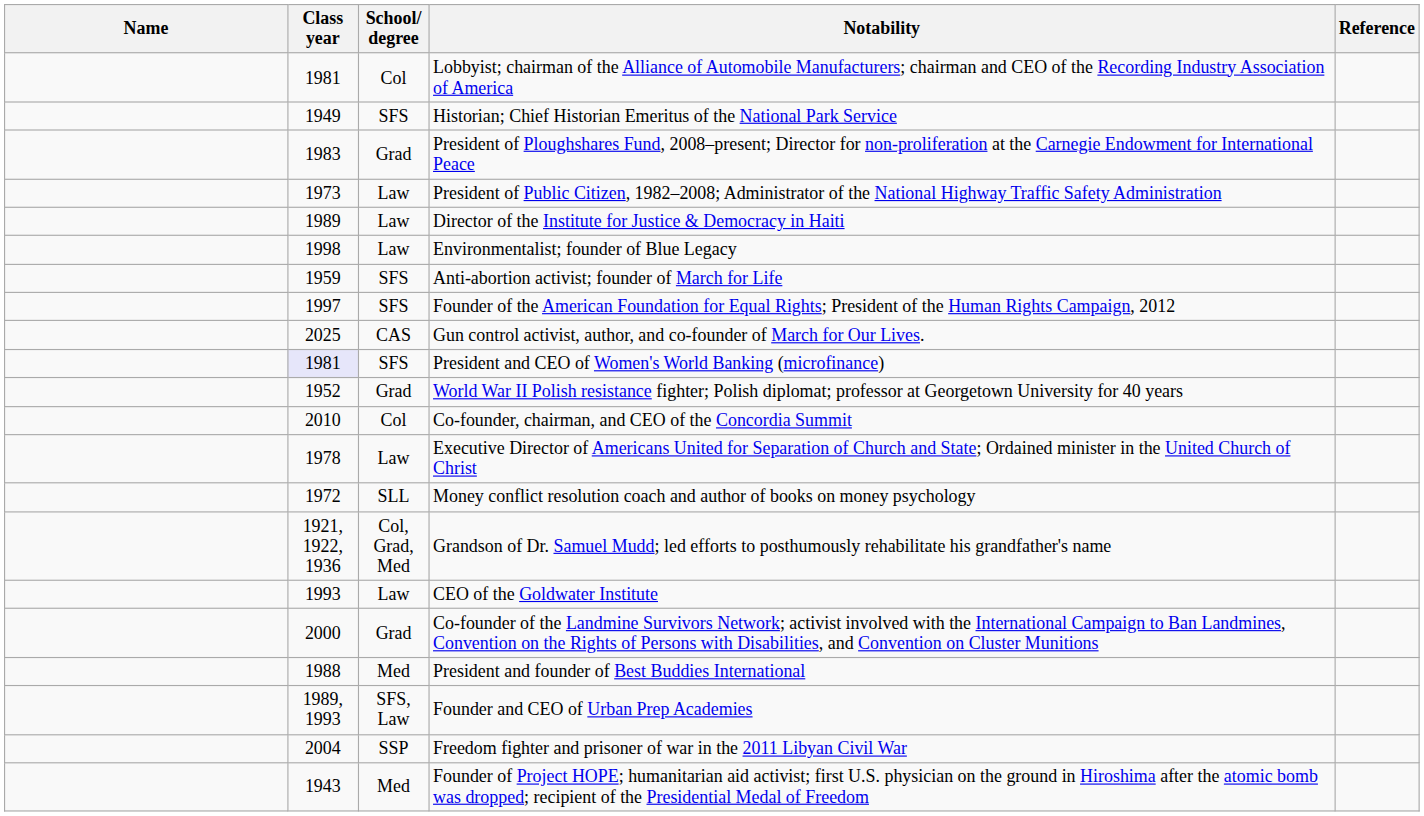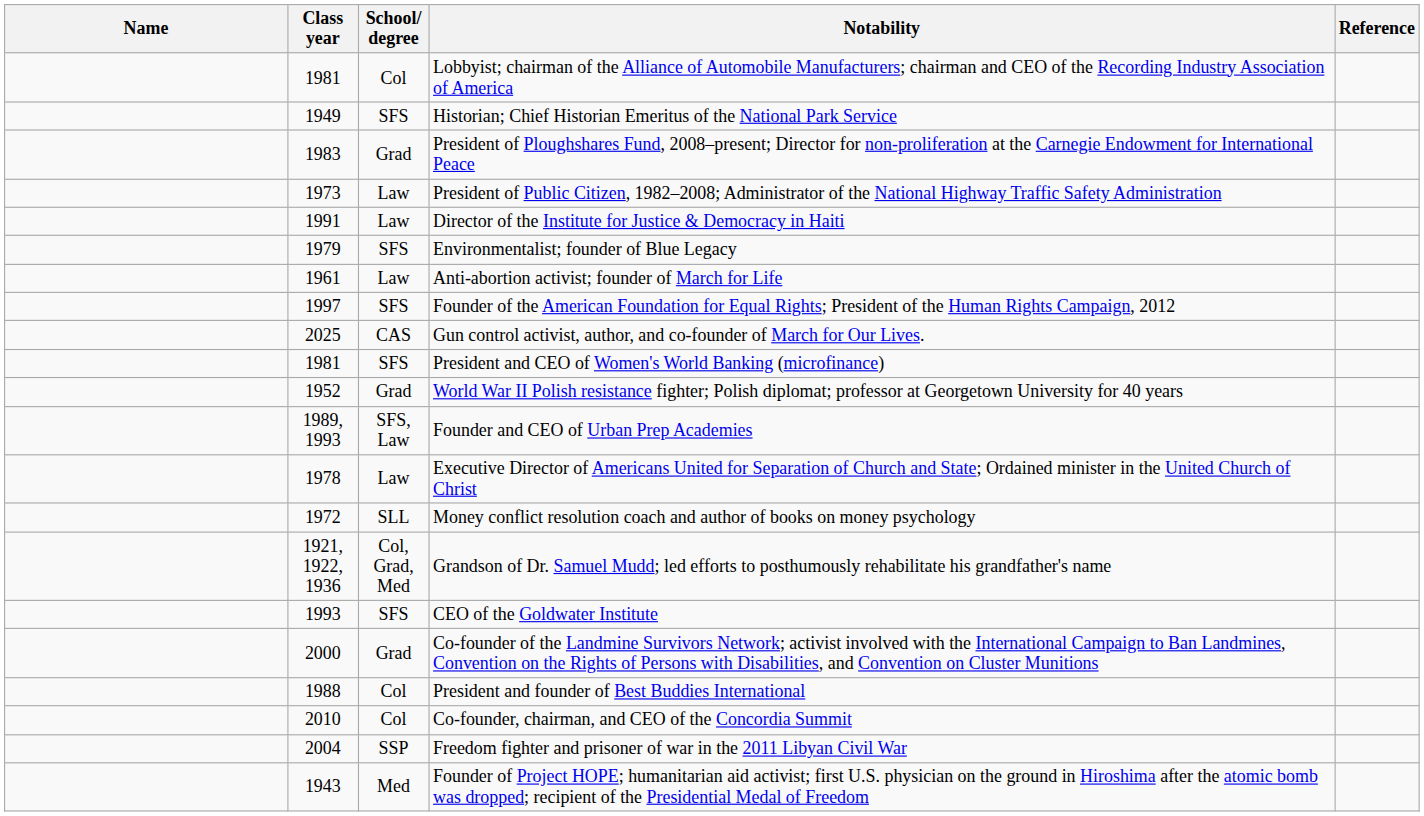(323, 221) 1989 -> (323, 221) 1991
(323, 249) 1998 -> (323, 249) 1979
(394, 249) Law -> (394, 249) SFS
(323, 278) 1959 -> (323, 278) 1961
(394, 278) SFS -> (394, 278) Law
(323, 363) lavender background -> (323, 363) no background
rows swapped: (593, 709) <-> (642, 420)
(394, 594) Law -> (394, 614) SFS
(394, 671) Med -> (394, 691) Col
